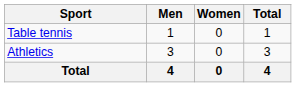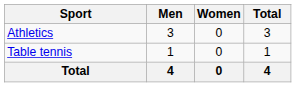rows swapped: (30, 52) <-> (40, 33)
